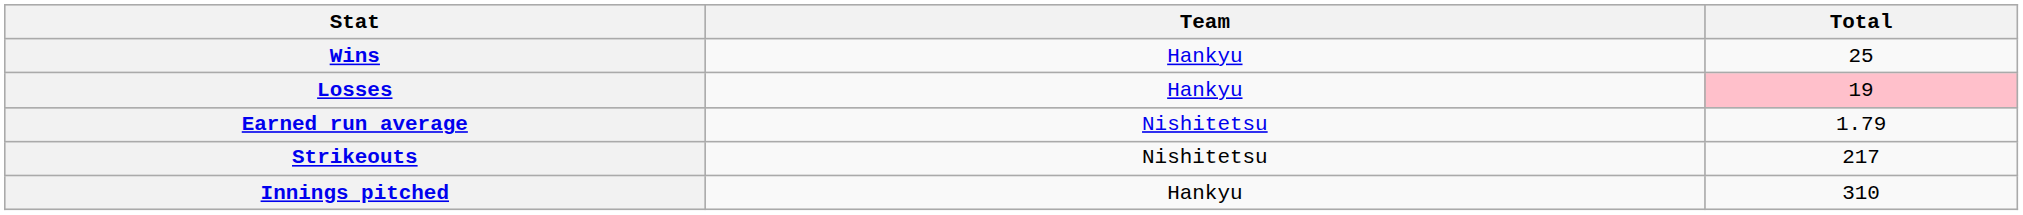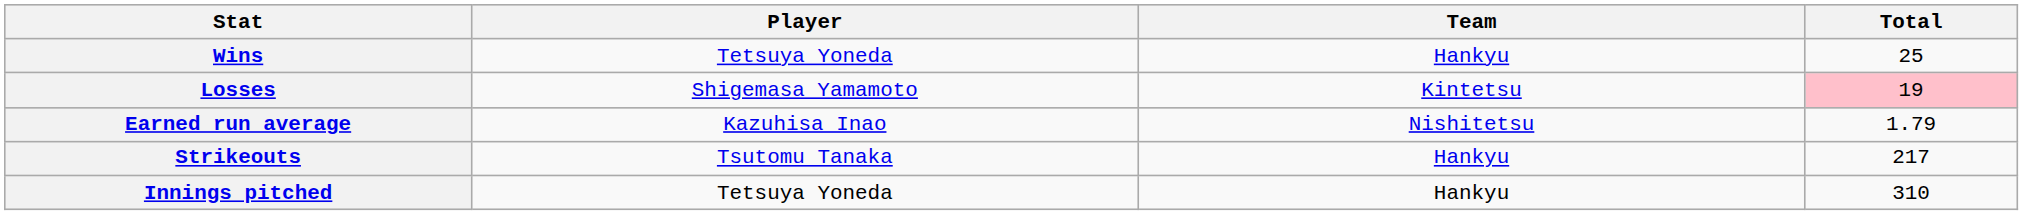+ column: (805, 22)
(1205, 90) Hankyu -> (1472, 90) Kintetsu
(1205, 158) Nishitetsu -> (1472, 158) Hankyu
